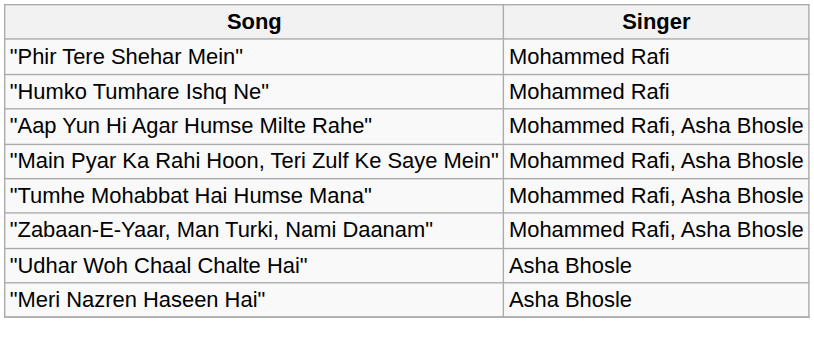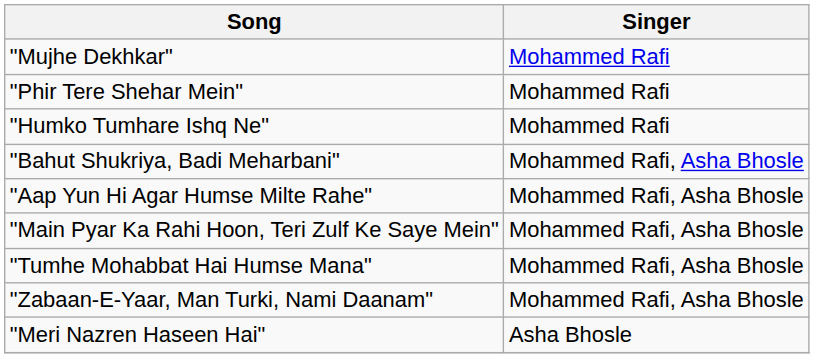+ row: (91, 56)
+ row: (175, 160)
- row: (159, 265)
